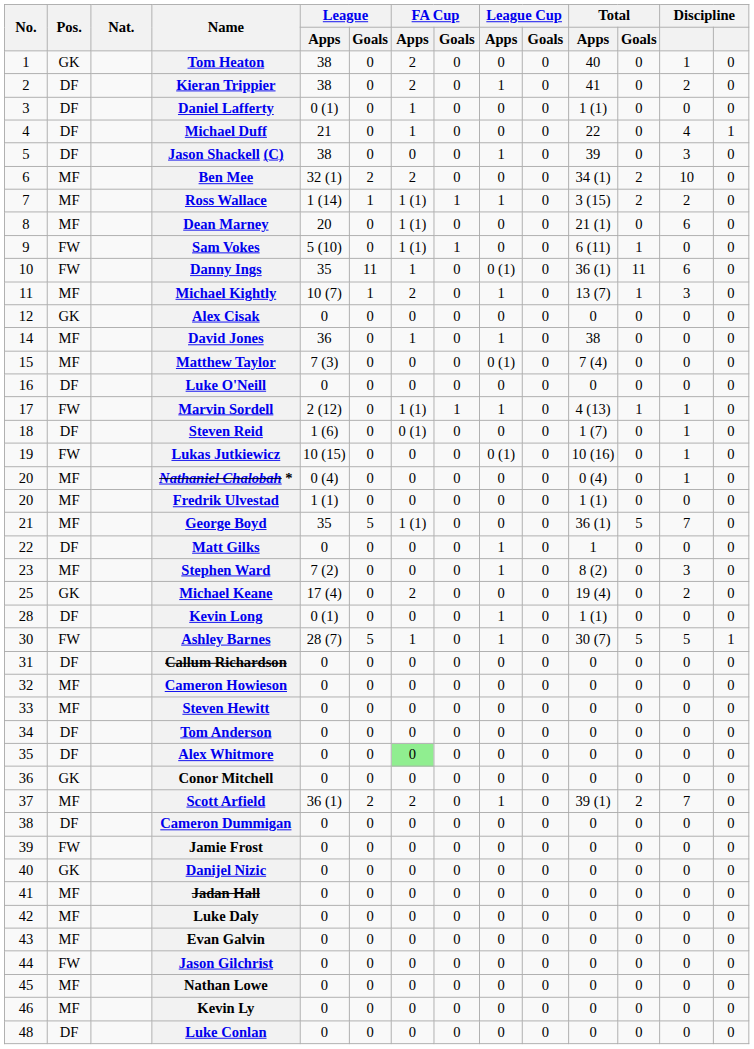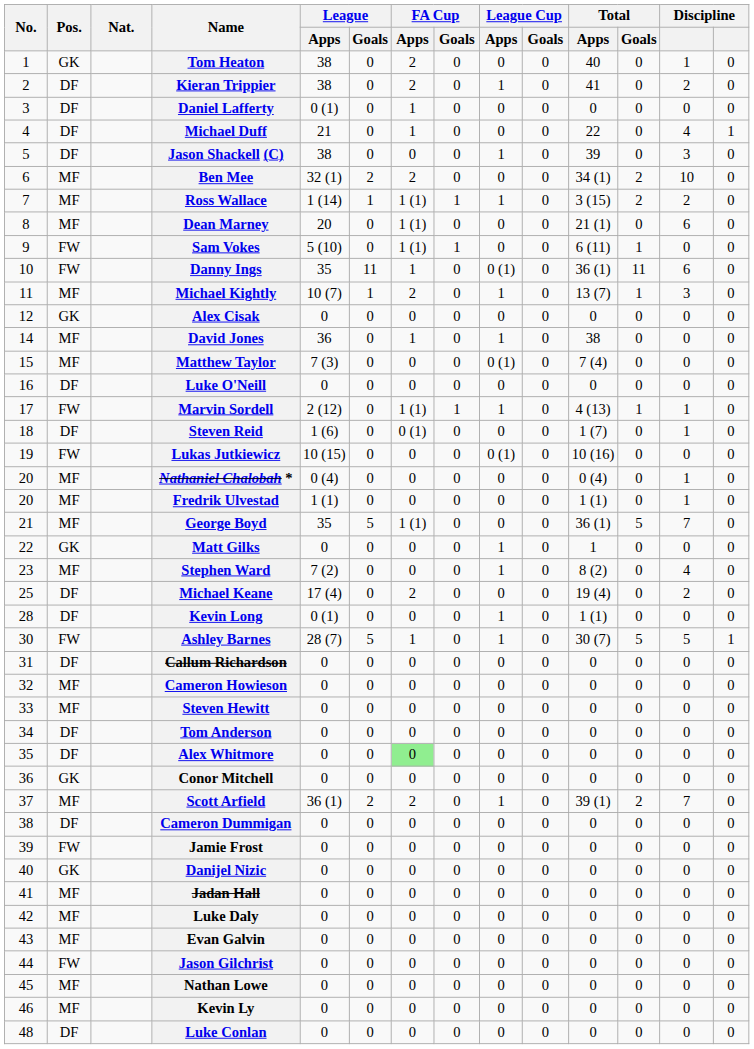(593, 108) 1 (1) -> (593, 108) 0
(687, 454) 1 -> (687, 454) 0
(687, 500) 0 -> (687, 500) 1
(69, 547) DF -> (69, 547) GK
(687, 570) 3 -> (687, 570) 4
(69, 593) GK -> (69, 593) DF
